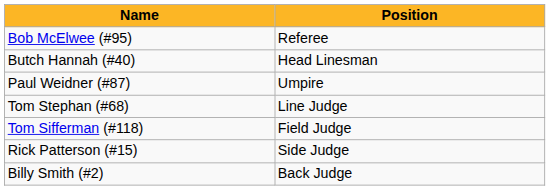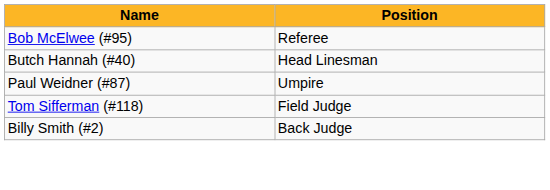- row: (68, 106)
- row: (73, 151)
